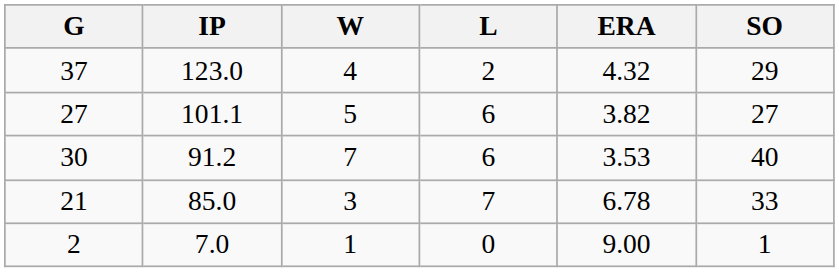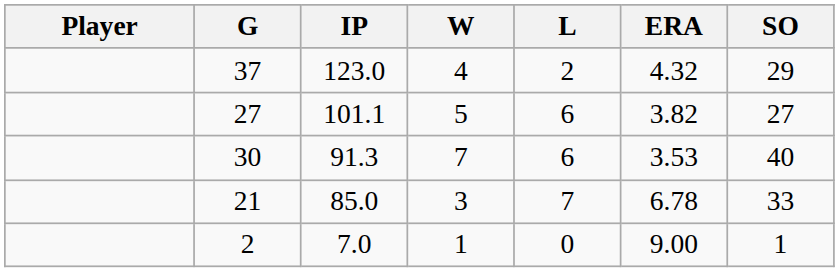+ column: (100, 26)
(212, 157) 91.2 -> (354, 157) 91.3
